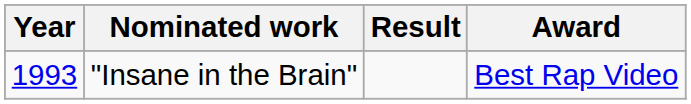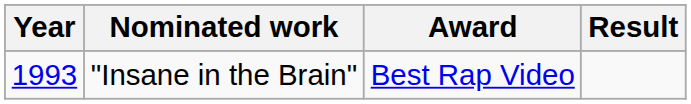columns swapped: (576, 27) <-> (416, 27)
